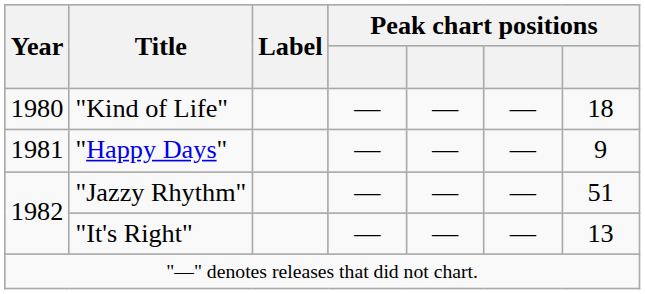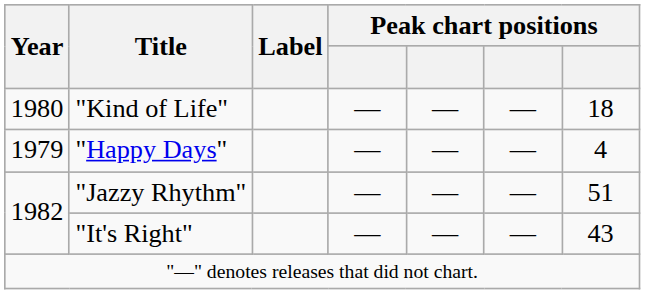(37, 150) 1981 -> (37, 150) 1979
(600, 150) 9 -> (600, 150) 4
(600, 233) 13 -> (600, 233) 43
